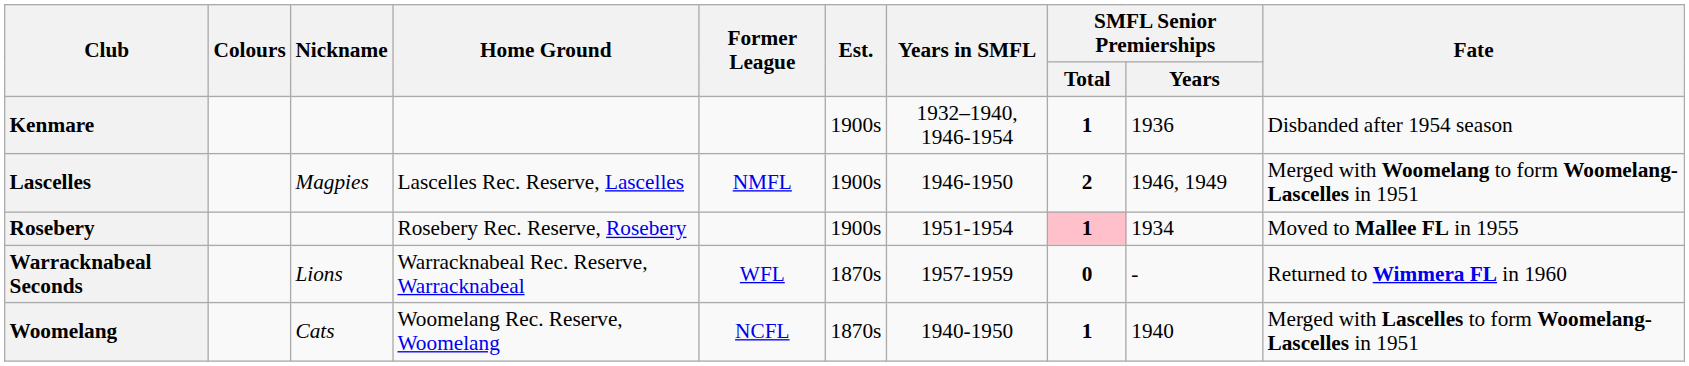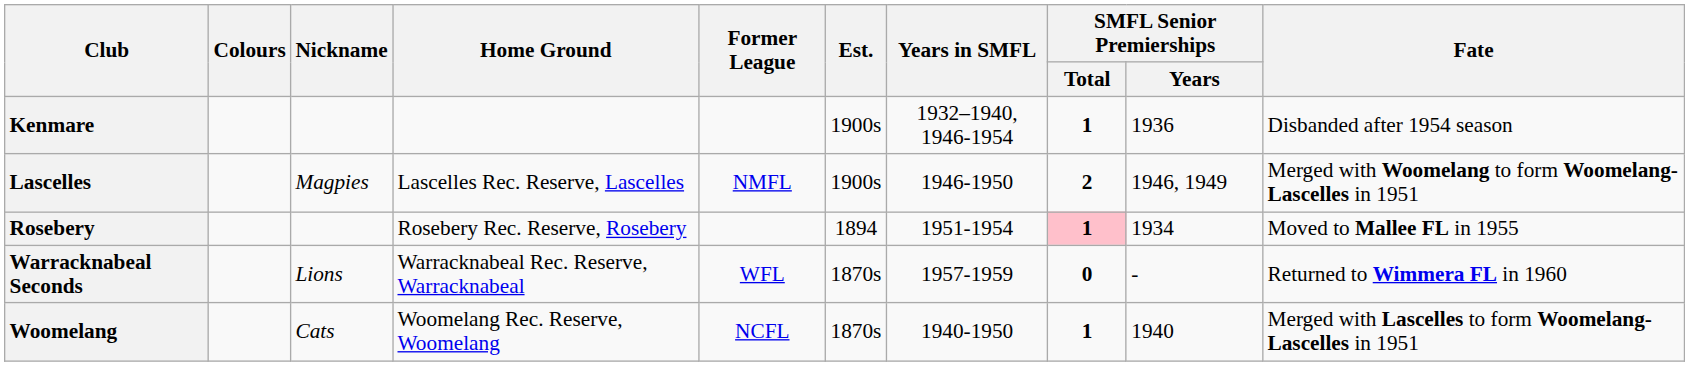(856, 228) 1900s -> (856, 228) 1894
